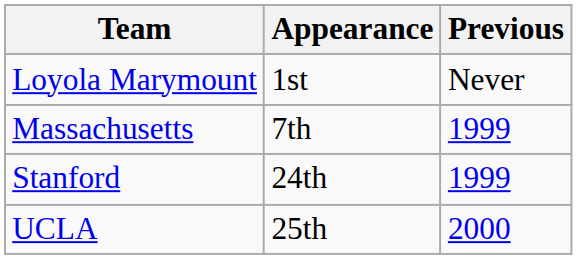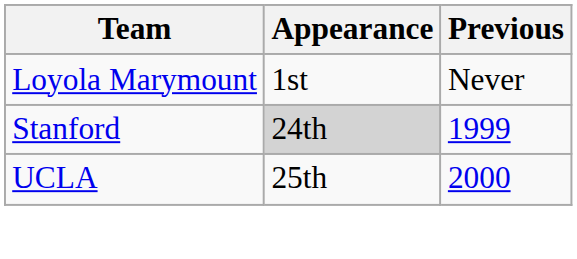- row: (103, 128)
(299, 178) no background -> (299, 128) lightgrey background
